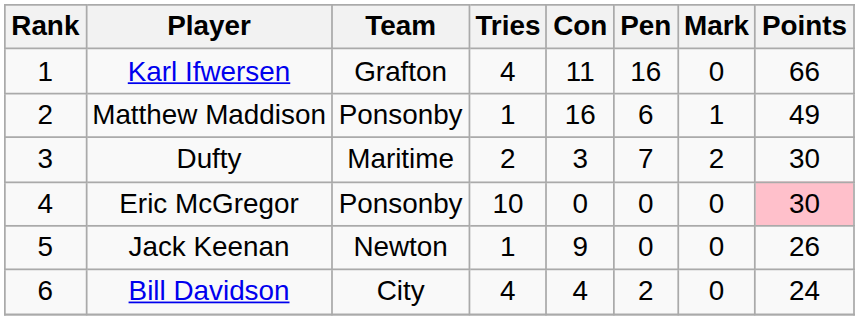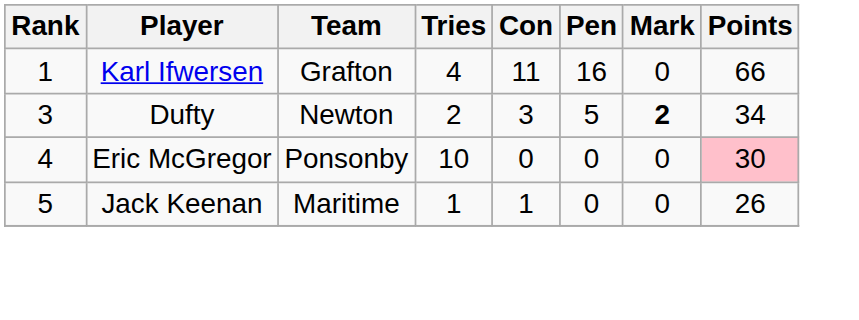- row: (209, 114)
(401, 159) Maritime -> (346, 114) Newton
(646, 159) 7 -> (591, 114) 5
(717, 159) normal -> (662, 114) bold
(804, 159) 30 -> (750, 114) 34
(401, 247) Newton -> (346, 203) Maritime
(580, 247) 9 -> (526, 203) 1
- row: (209, 291)
